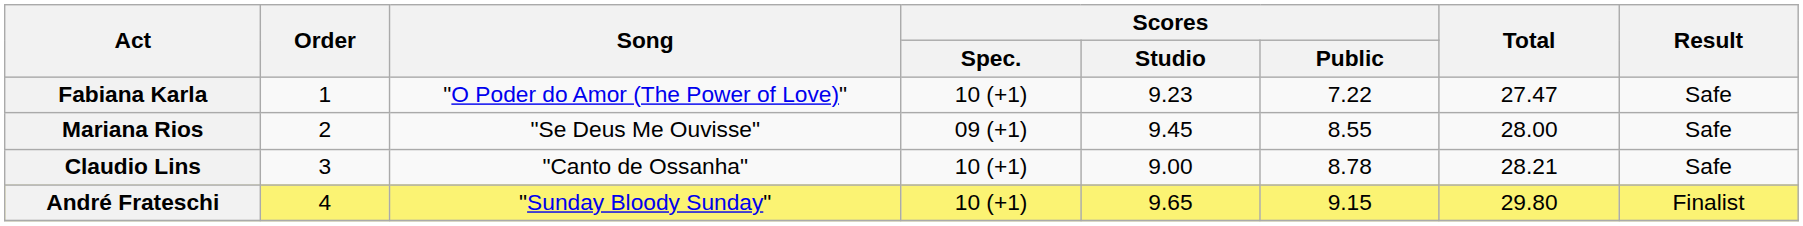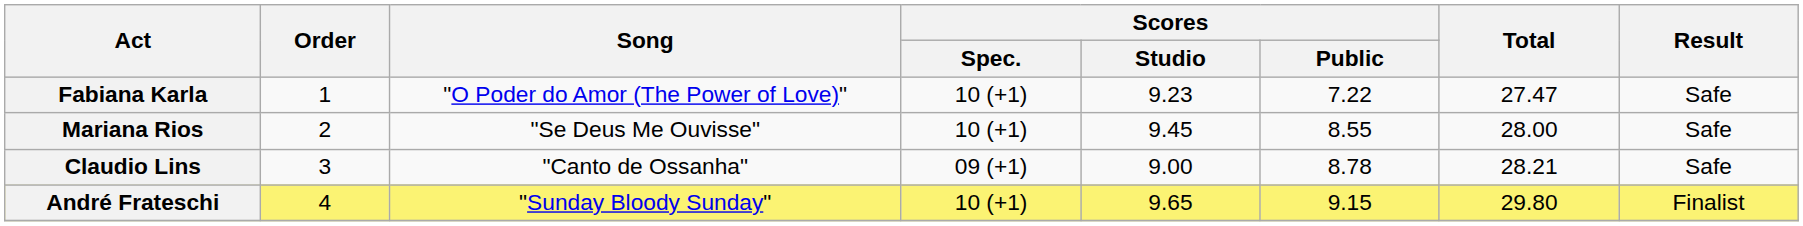(991, 130) 09 (+1) -> (991, 130) 10 (+1)
(991, 166) 10 (+1) -> (991, 166) 09 (+1)
